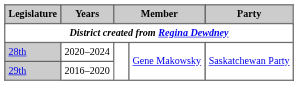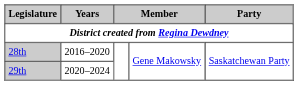(87, 52) 2020–2024 -> (87, 52) 2016–2020
(87, 70) 2016–2020 -> (87, 70) 2020–2024
